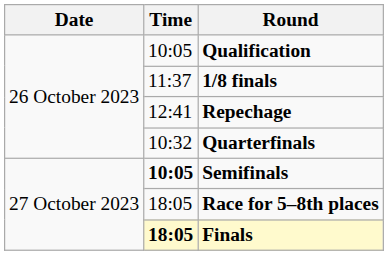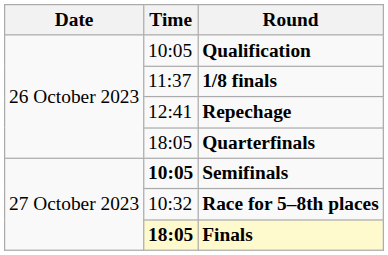(170, 142) 10:32 -> (170, 142) 18:05
(170, 204) 18:05 -> (170, 204) 10:32
